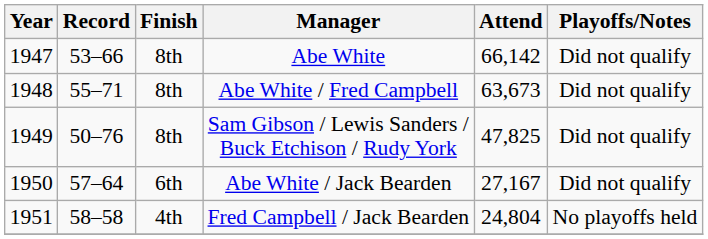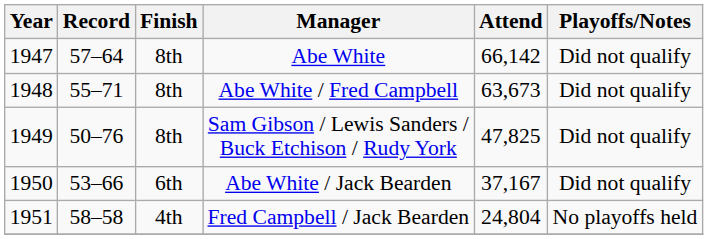(96, 55) 53–66 -> (96, 55) 57–64
(96, 182) 57–64 -> (96, 182) 53–66
(511, 182) 27,167 -> (511, 182) 37,167
